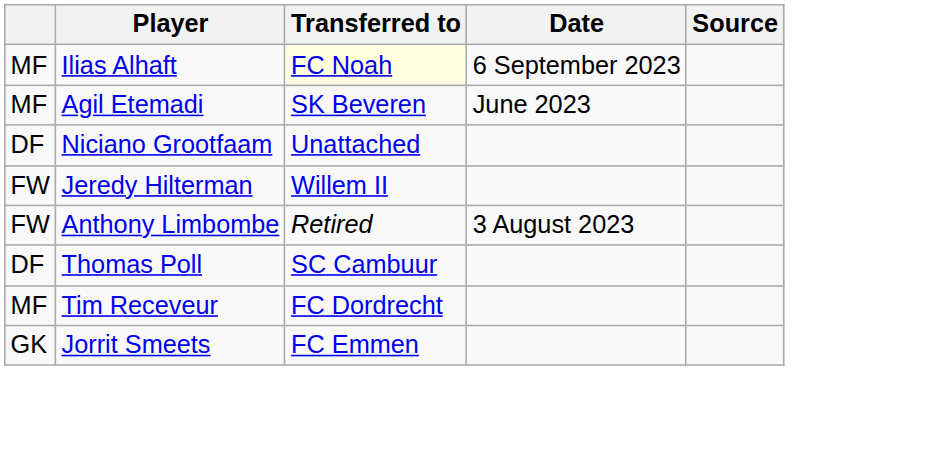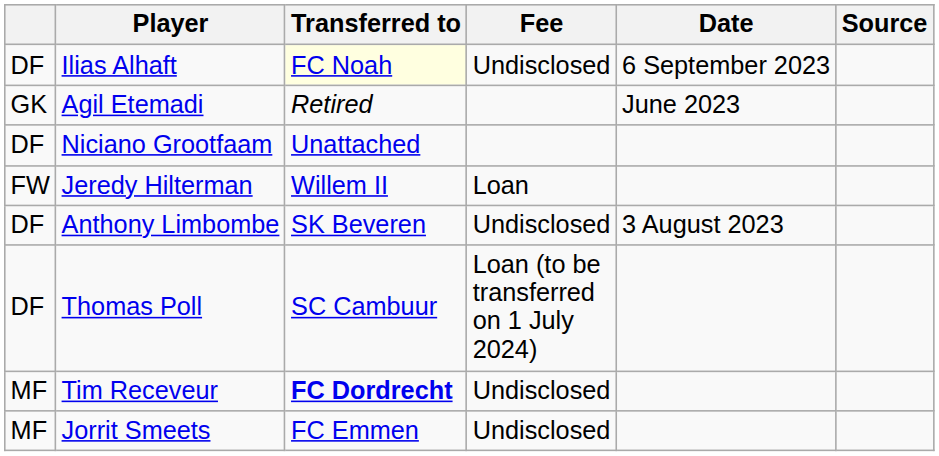+ column: (542, 24)
(29, 64) MF -> (27, 64) DF
(29, 104) MF -> (29, 104) GK
(359, 104) SK Beveren -> (332, 104) Retired
(30, 225) FW -> (27, 225) DF
(332, 225) Retired -> (359, 225) SK Beveren
(367, 305) normal -> (372, 390) bold
(29, 345) GK -> (29, 430) MF
